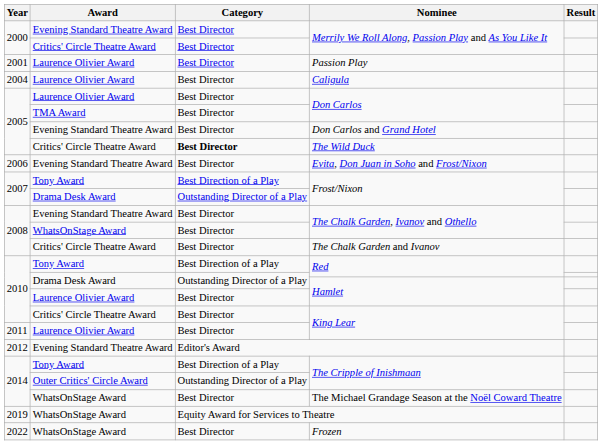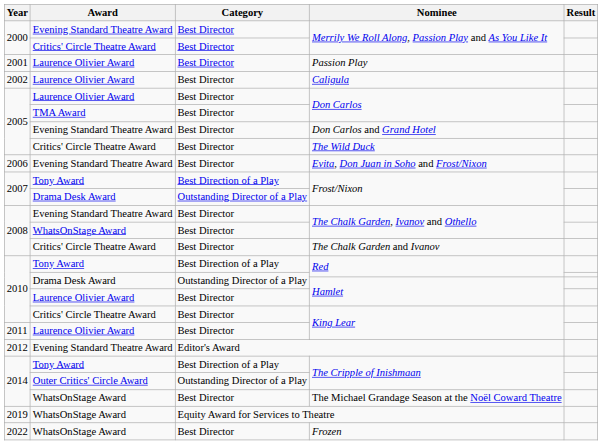(17, 79) 2004 -> (17, 79) 2002
(207, 146) bold -> (206, 146) normal
